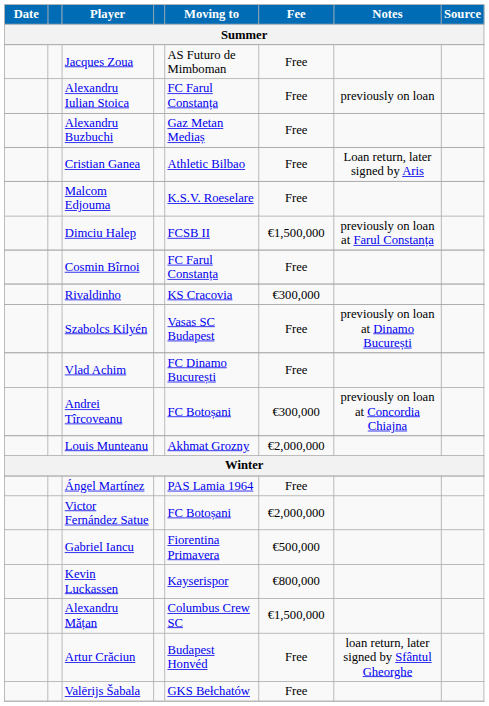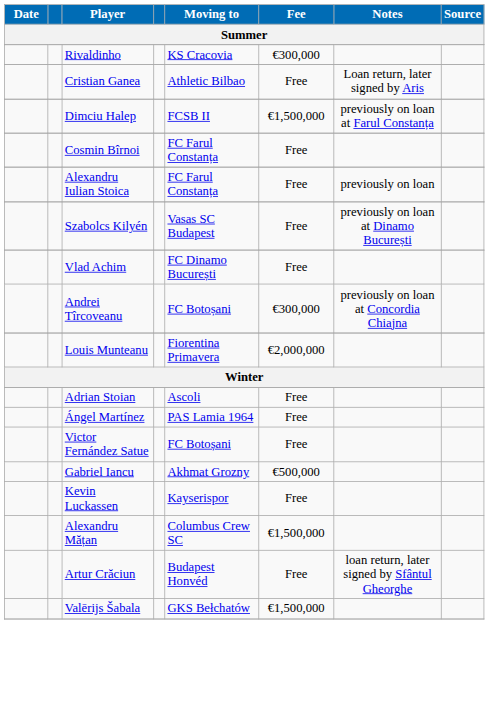- row: (99, 61)
rows swapped: (97, 95) <-> (93, 294)
- row: (91, 130)
- row: (88, 198)
(208, 445) Akhmat Grozny -> (193, 350) Fiorentina Primavera
+ row: (100, 397)
(296, 513) €2,000,000 -> (296, 444) Free
(193, 547) Fiorentina Primavera -> (208, 471) Akhmat Grozny
(296, 581) €800,000 -> (296, 498) Free
(296, 691) Free -> (296, 608) €1,500,000
